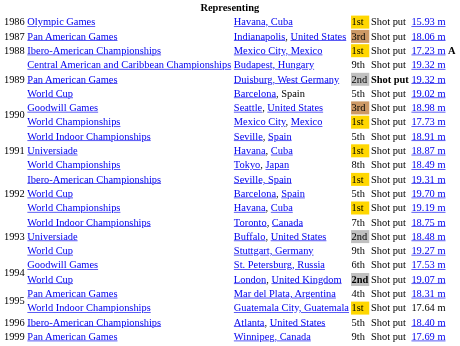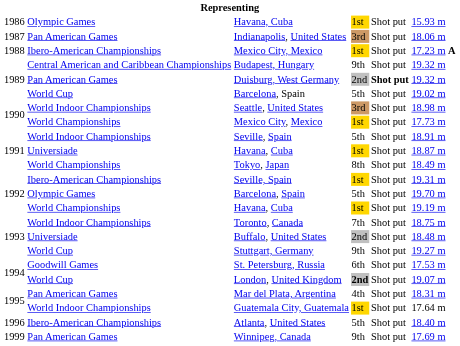(63, 108) Goodwill Games -> (89, 108) World Indoor Championships
(50, 193) World Cup -> (61, 193) Olympic Games
